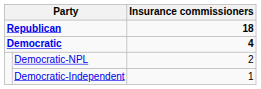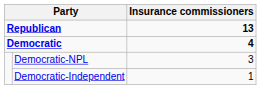(248, 28) 18 -> (248, 28) 13
(251, 60) 2 -> (251, 60) 3
